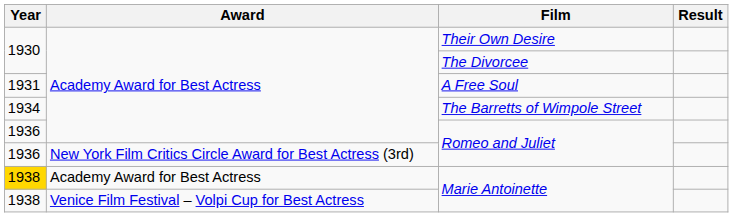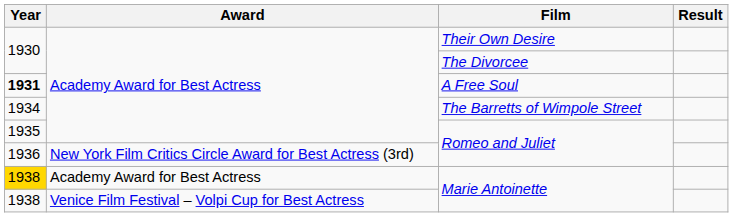(24, 85) normal -> (24, 85) bold
(24, 131) 1936 -> (24, 131) 1935
